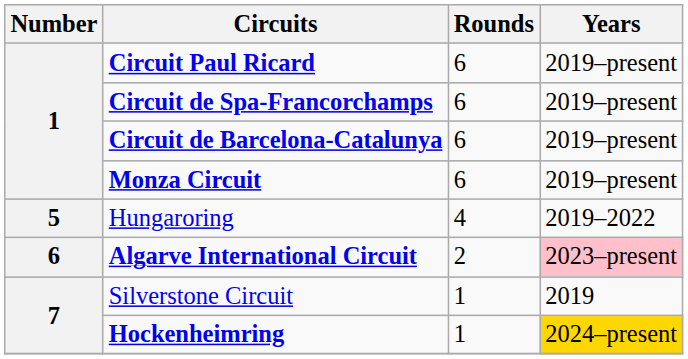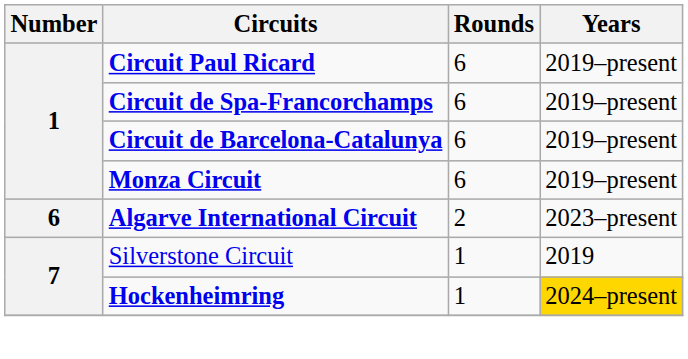- row: (171, 218)
(611, 256) pink background -> (611, 218) no background
